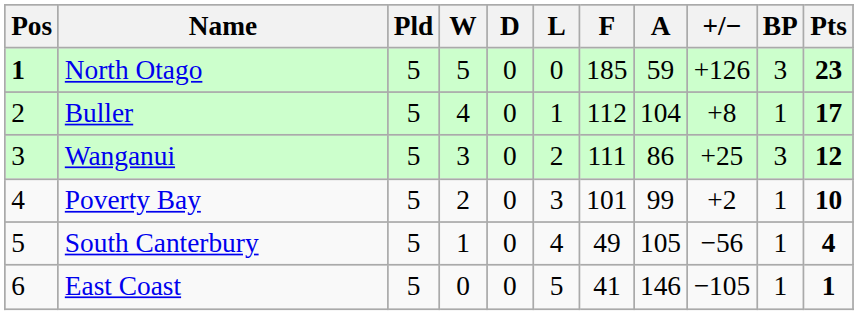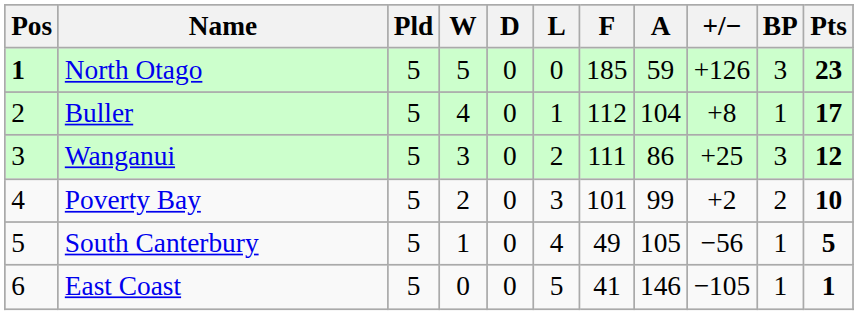(780, 199) 1 -> (780, 199) 2
(829, 243) 4 -> (829, 243) 5
